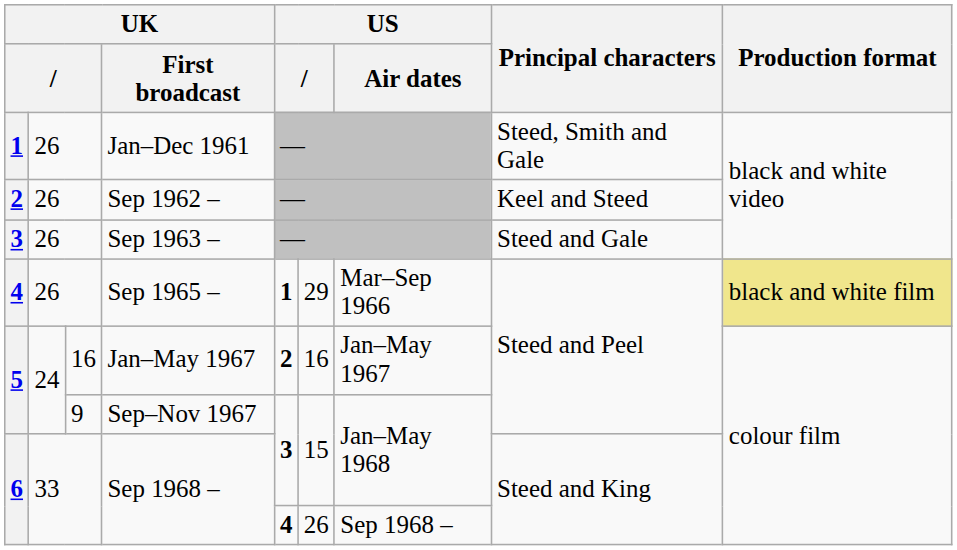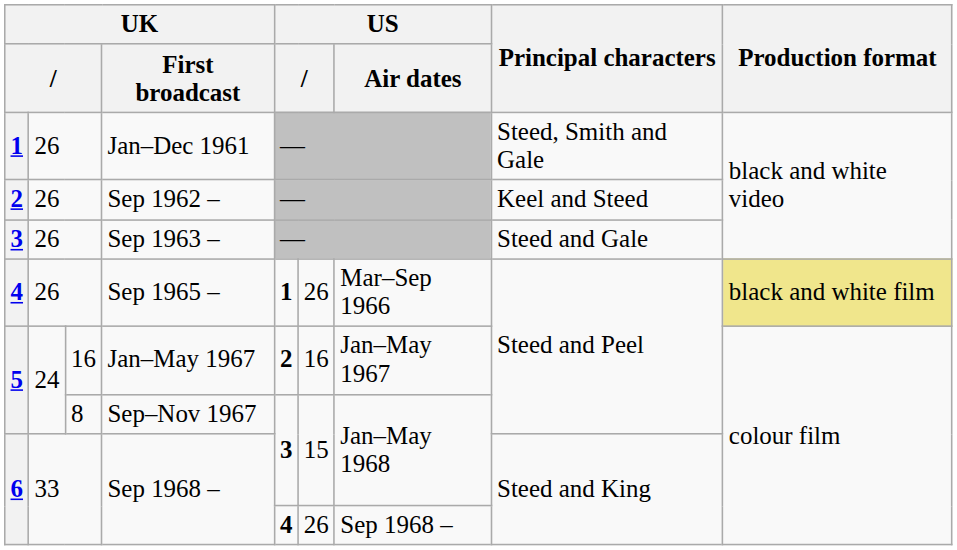(316, 292) 29 -> (316, 292) 26
(77, 413) 9 -> (77, 413) 8
